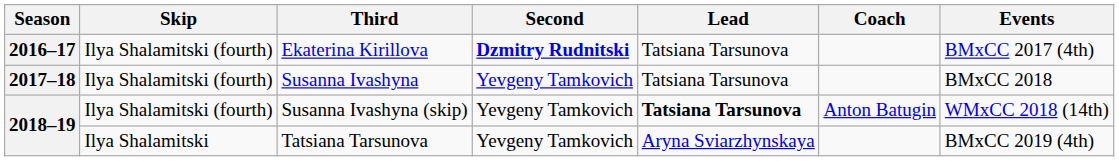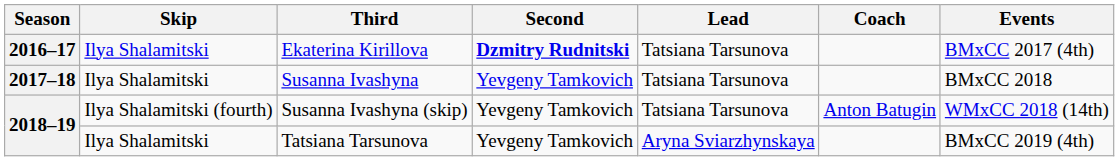(179, 49) Ilya Shalamitski (fourth) -> (147, 49) Ilya Shalamitski
(179, 79) Ilya Shalamitski (fourth) -> (147, 79) Ilya Shalamitski
(722, 110) bold -> (715, 110) normal
